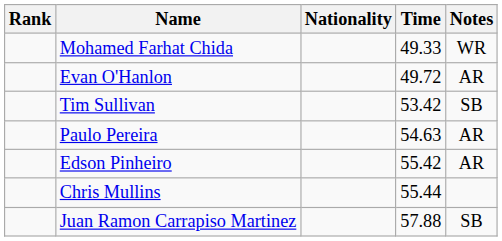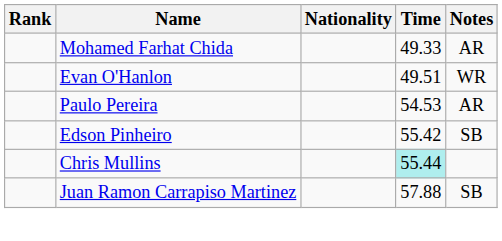(472, 47) WR -> (472, 47) AR
(421, 76) 49.72 -> (421, 76) 49.51
(472, 76) AR -> (472, 76) WR
- row: (107, 105)
(421, 134) 54.63 -> (421, 105) 54.53
(472, 163) AR -> (472, 134) SB
(421, 192) no background -> (421, 163) paleturquoise background
